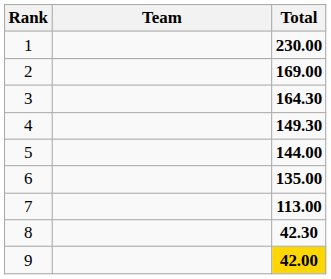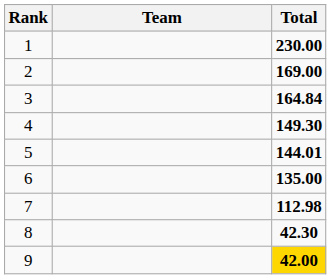(299, 98) 164.30 -> (299, 98) 164.84
(299, 152) 144.00 -> (299, 152) 144.01
(299, 206) 113.00 -> (299, 206) 112.98
